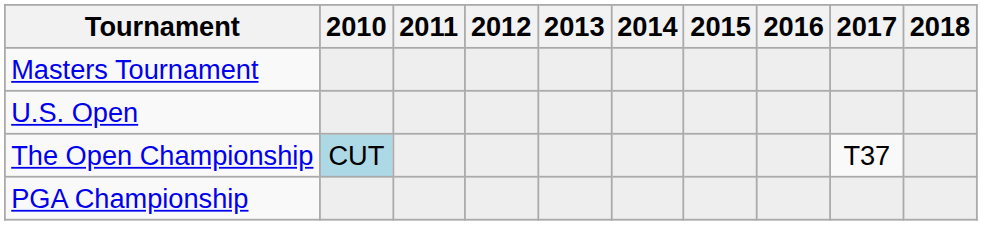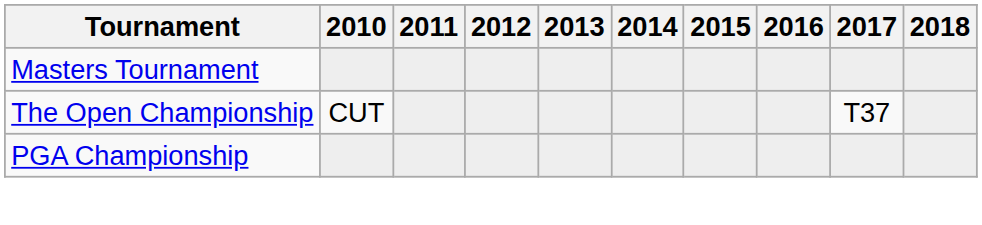- row: (75, 113)
(356, 156) lightblue background -> (356, 113) no background
